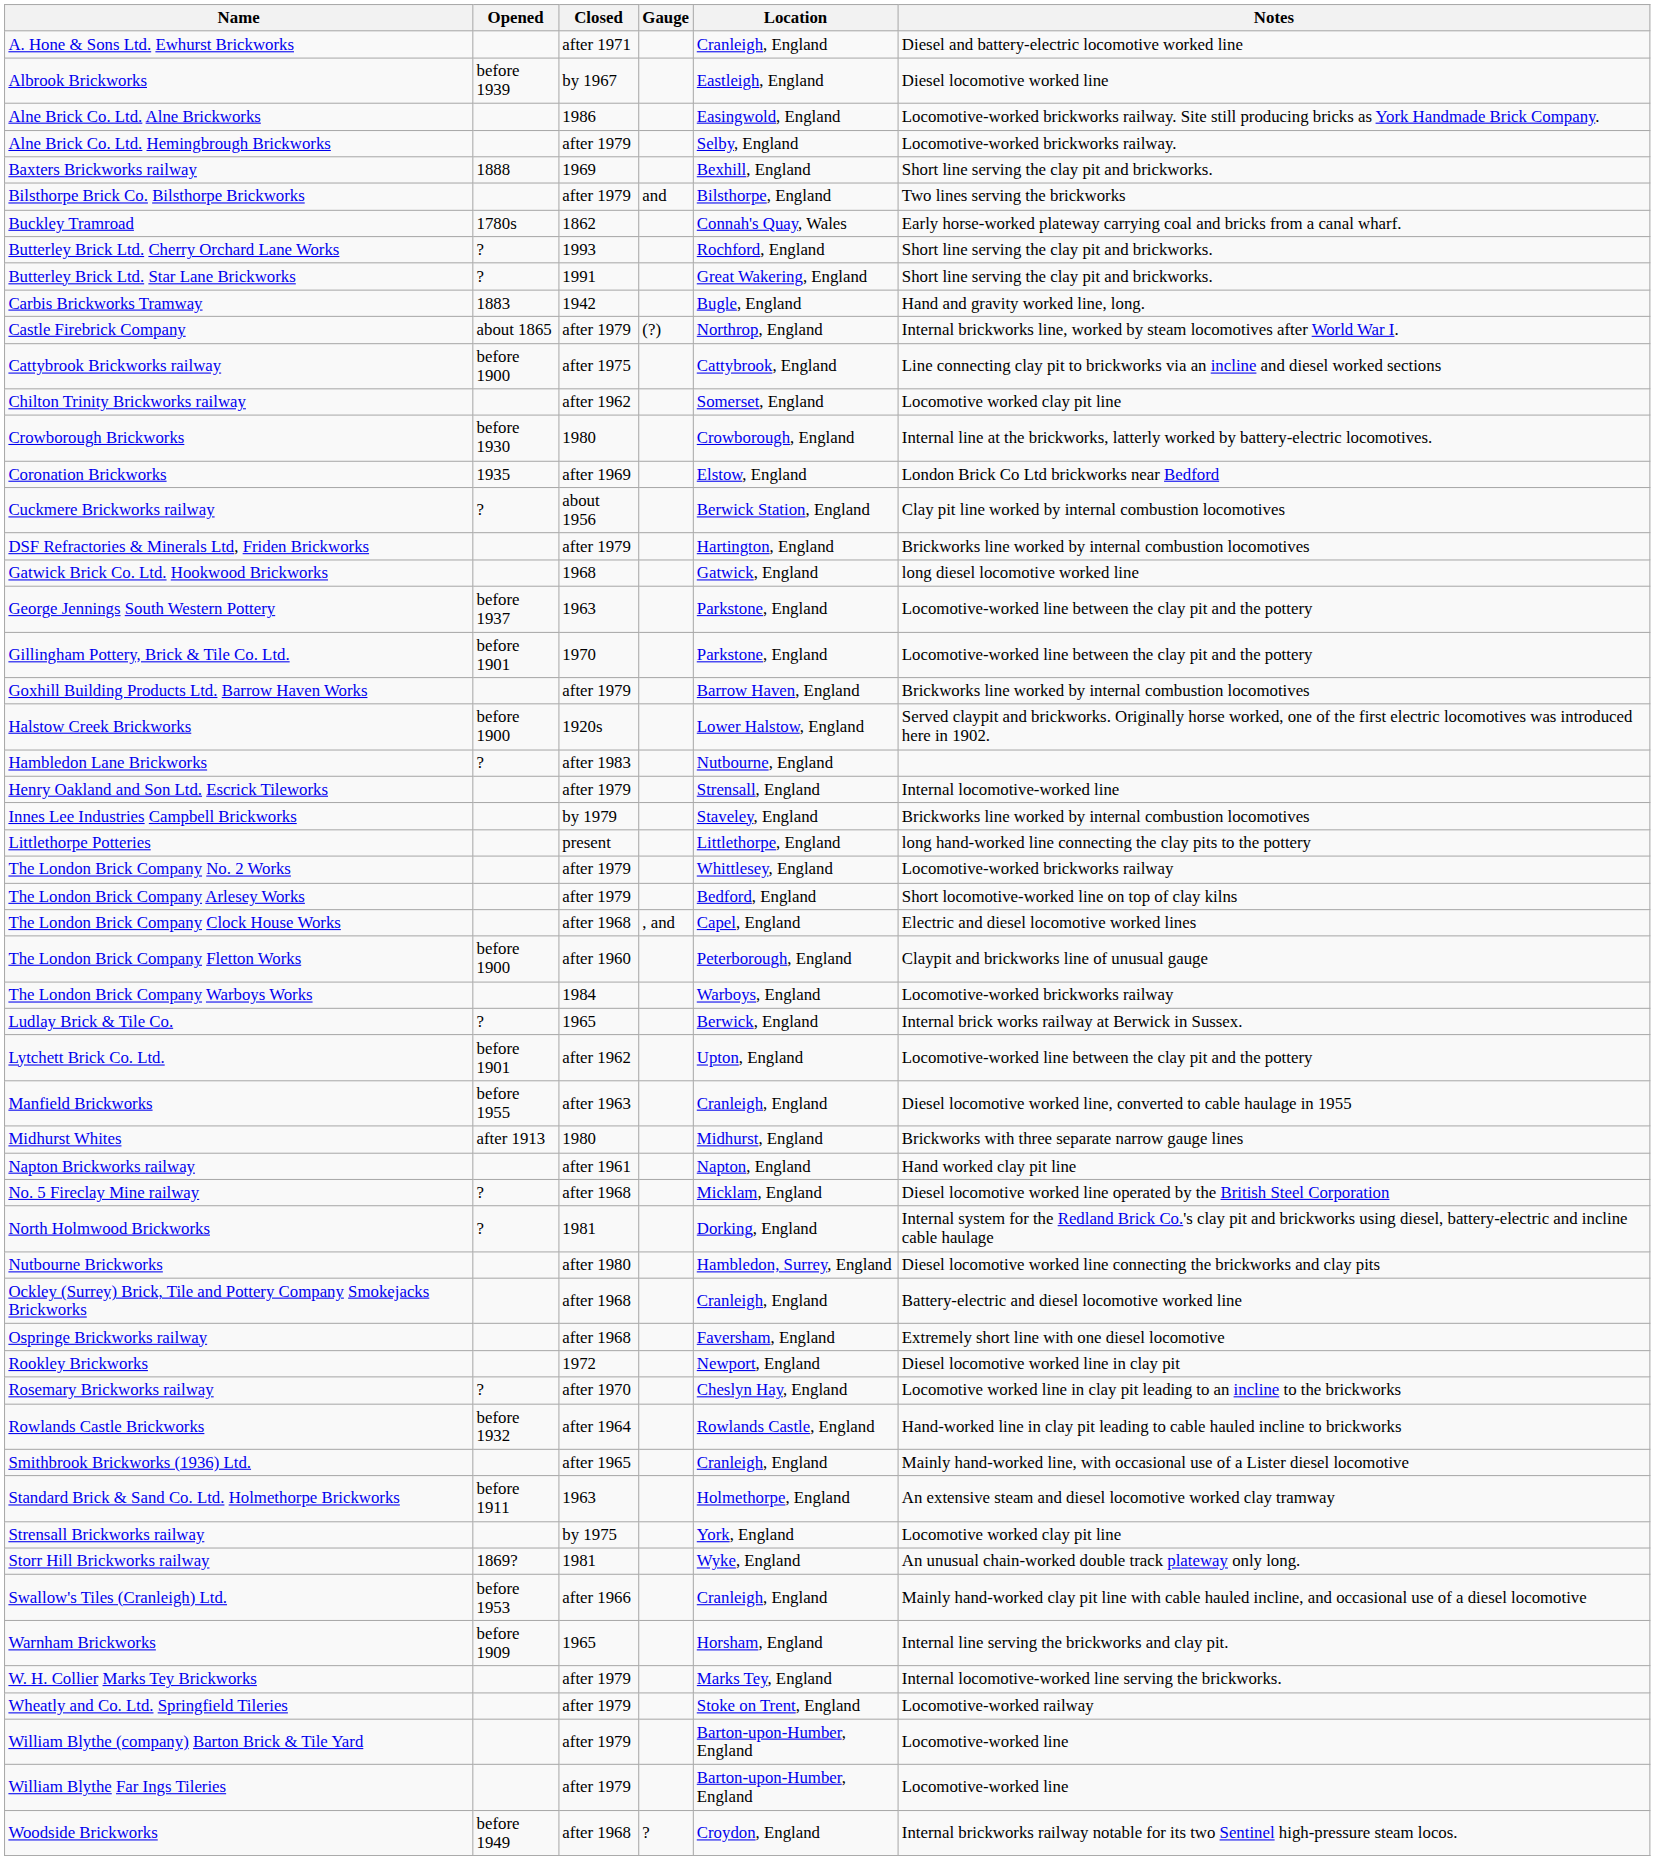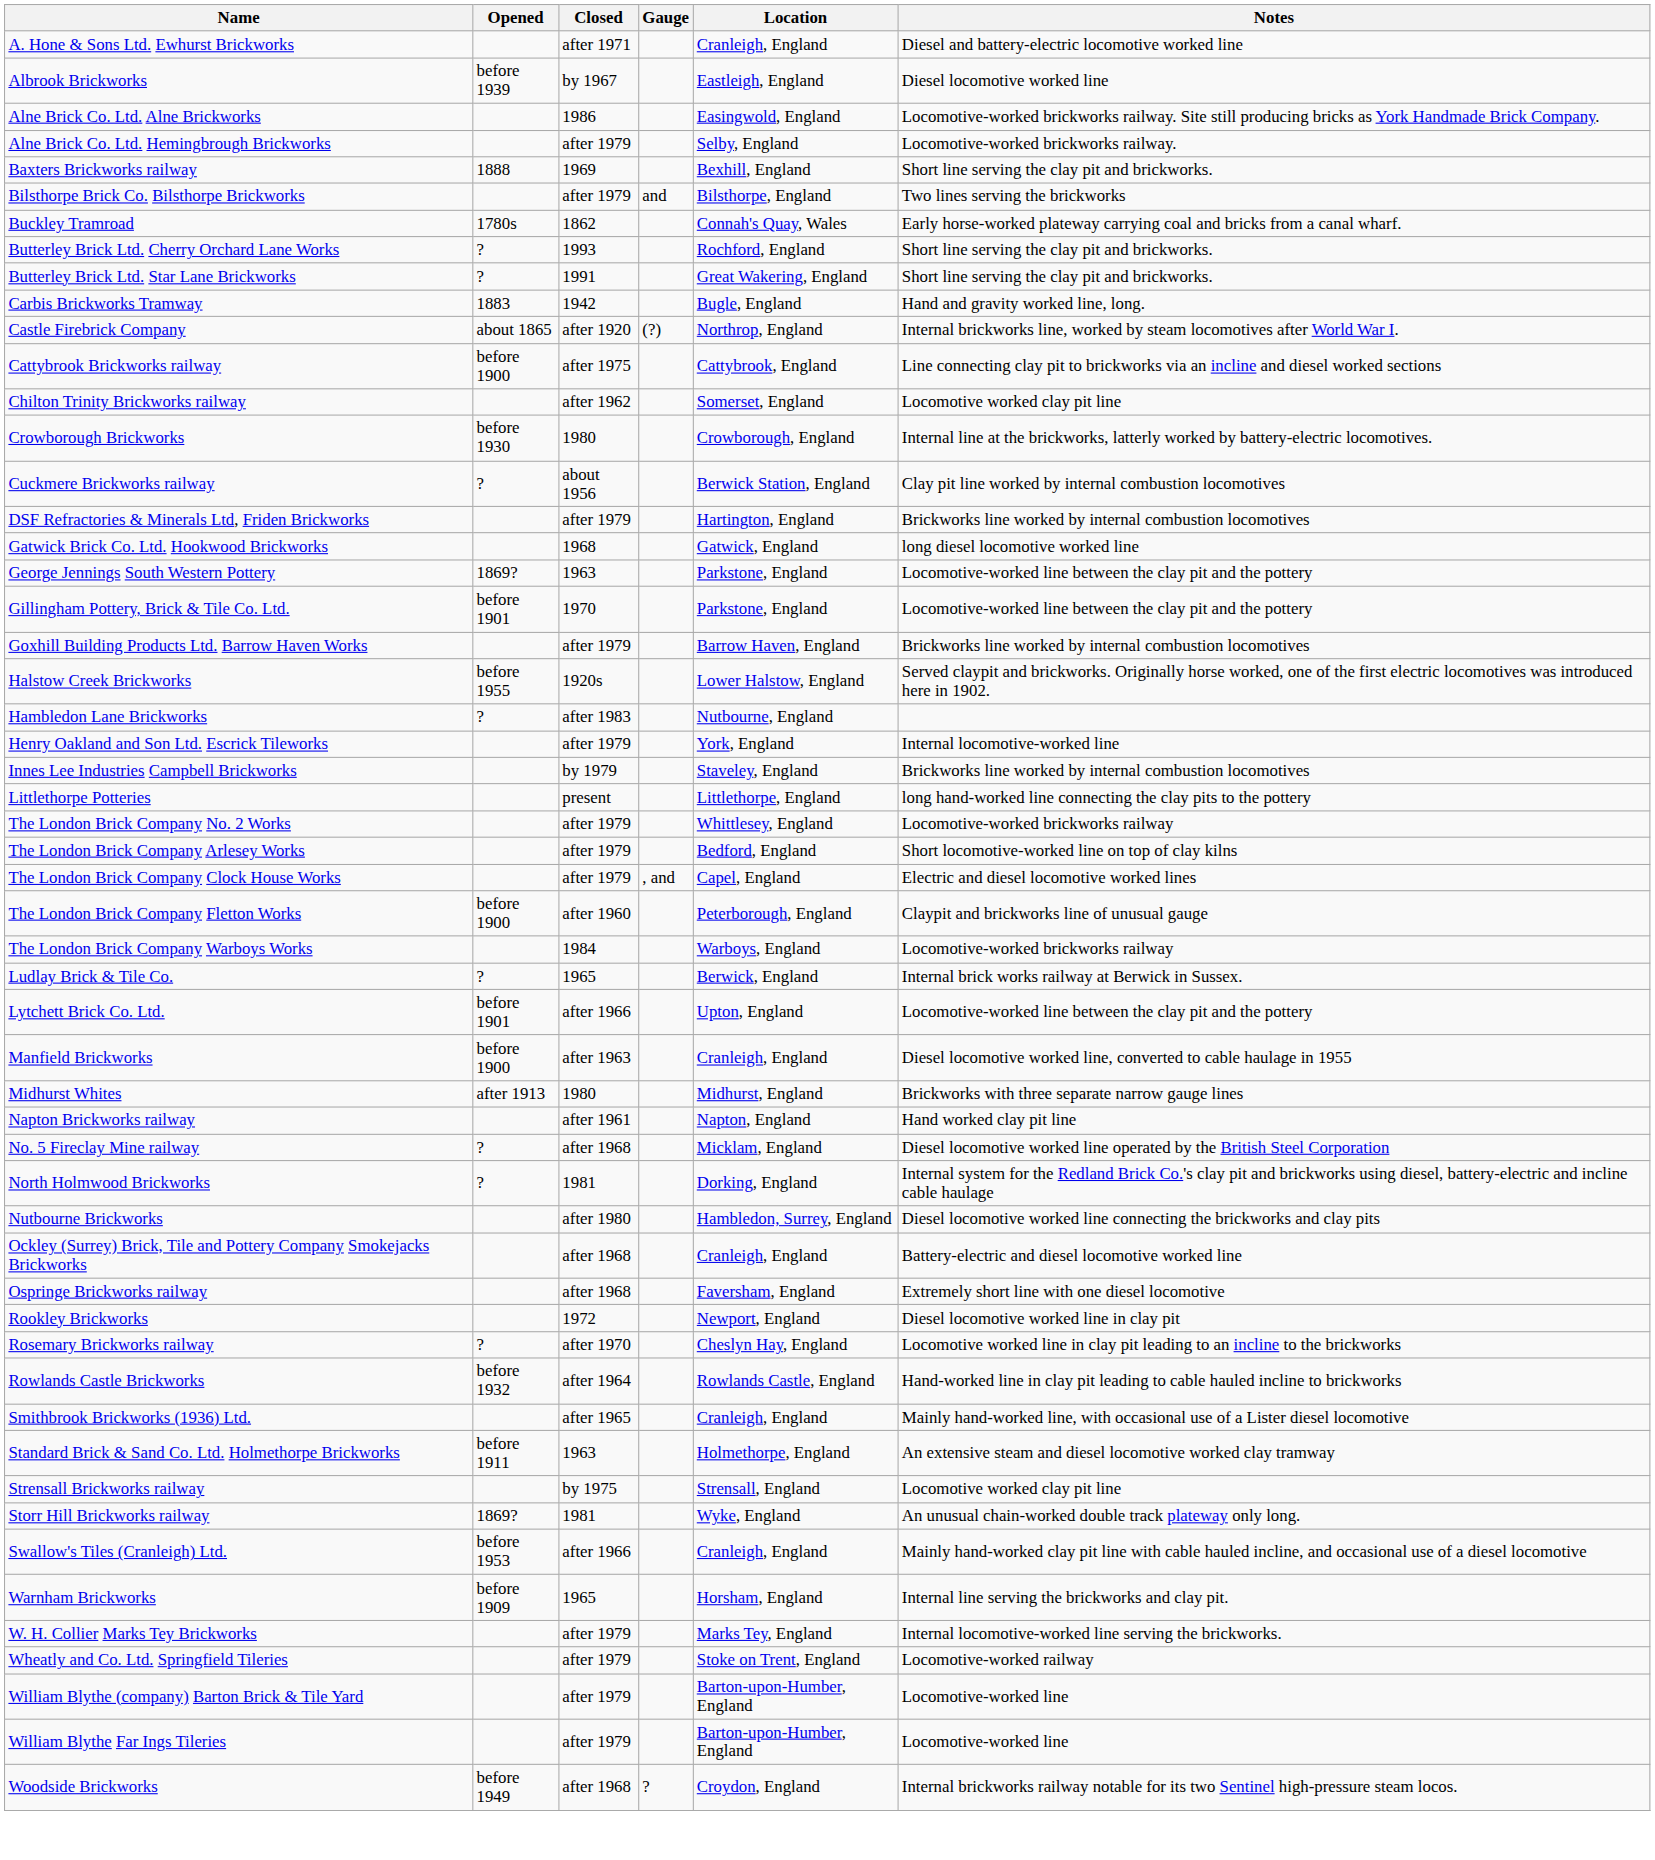(597, 329) after 1979 -> (597, 329) after 1920
- row: (87, 474)
(498, 609) before 1937 -> (497, 573) 1869?
(498, 726) before 1900 -> (498, 681) before 1955
(758, 789) Strensall, England -> (745, 744) York, England
(597, 922) after 1968 -> (597, 877) after 1979
(597, 1057) after 1962 -> (597, 1012) after 1966
(498, 1103) before 1955 -> (498, 1057) before 1900
(745, 1534) York, England -> (758, 1489) Strensall, England
